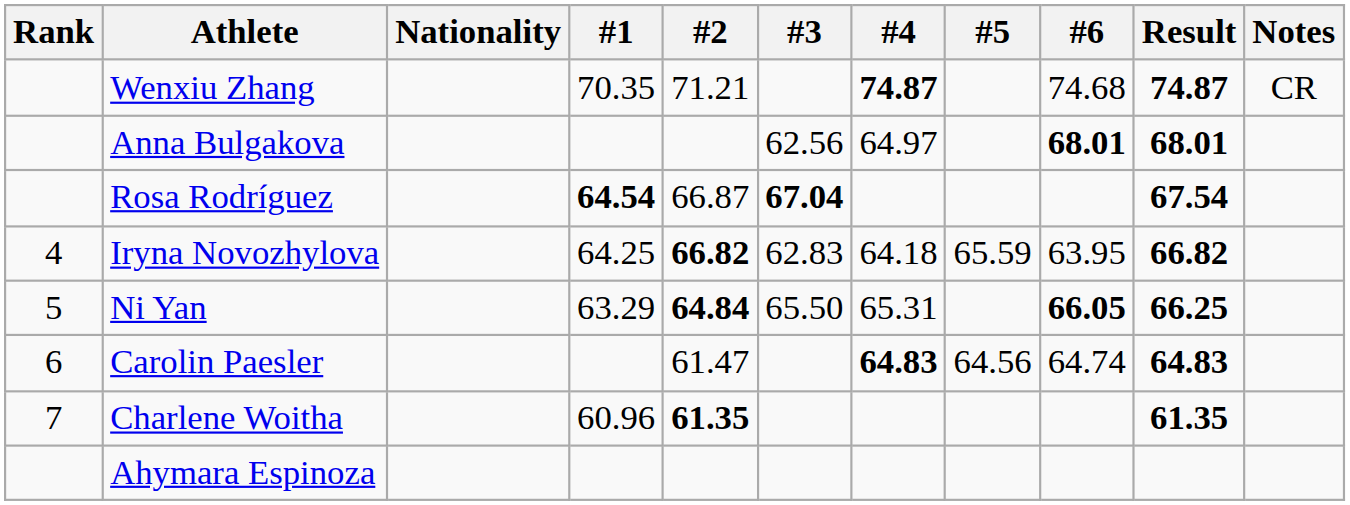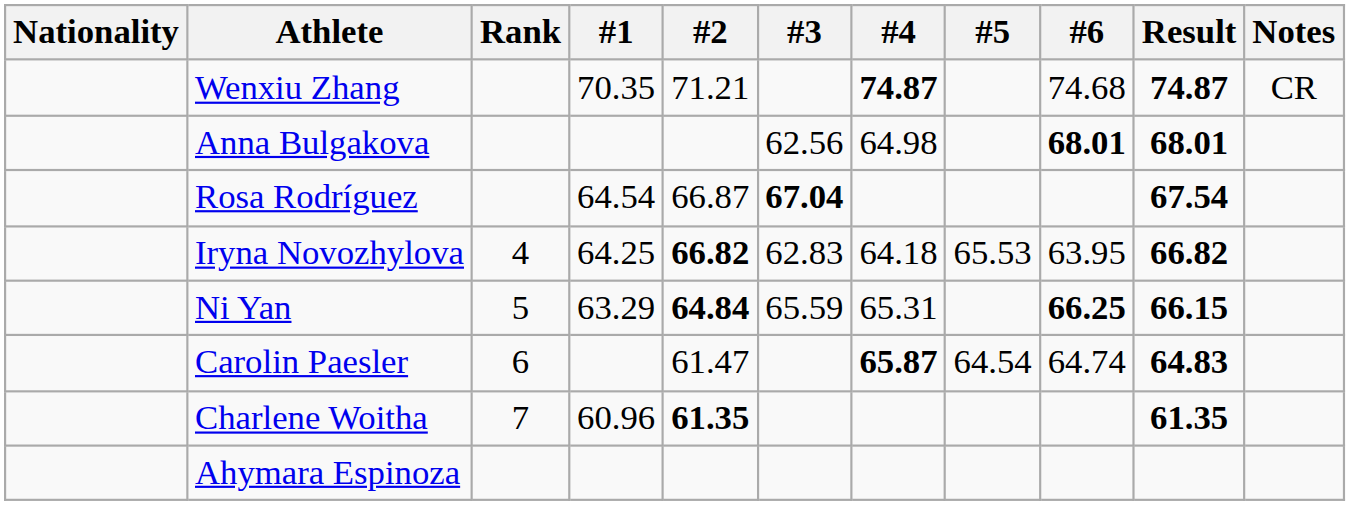columns swapped: (54, 32) <-> (478, 32)
(899, 142) 64.97 -> (899, 142) 64.98
(616, 197) bold -> (616, 197) normal
(993, 252) 65.59 -> (993, 252) 65.53
(804, 307) 65.50 -> (804, 307) 65.59
(1087, 307) 66.05 -> (1087, 307) 66.25
(1189, 307) 66.25 -> (1189, 307) 66.15
(899, 362) 64.83 -> (899, 362) 65.87
(993, 362) 64.56 -> (993, 362) 64.54
